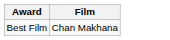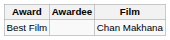+ column: (72, 12)
